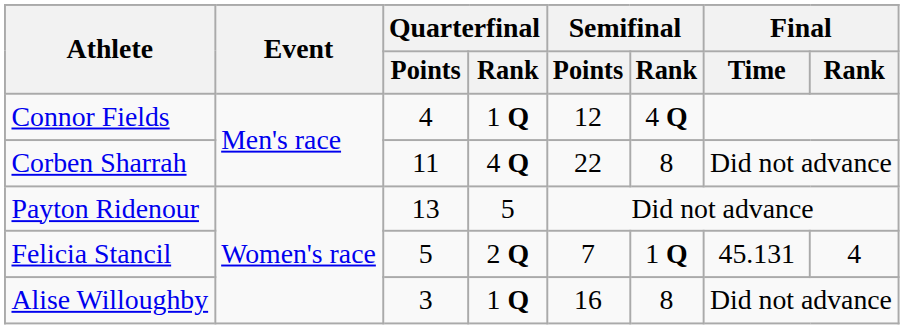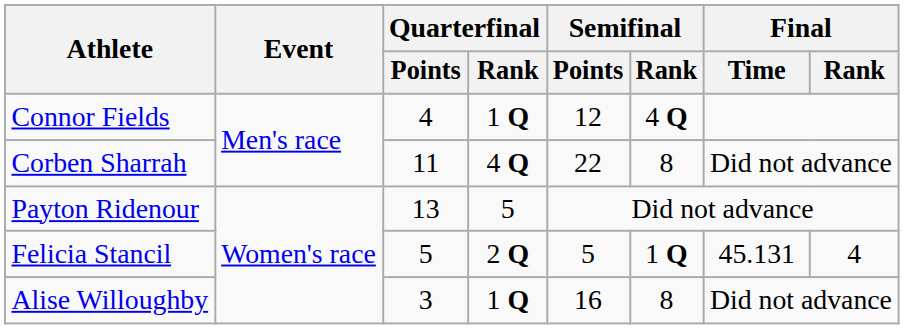(588, 254) 7 -> (588, 254) 5
